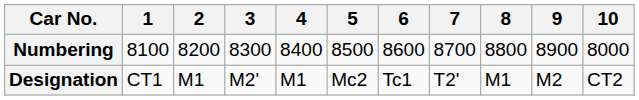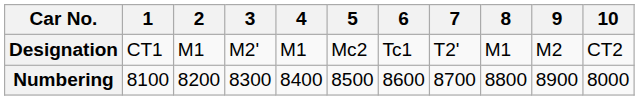rows swapped: (63, 79) <-> (63, 49)
